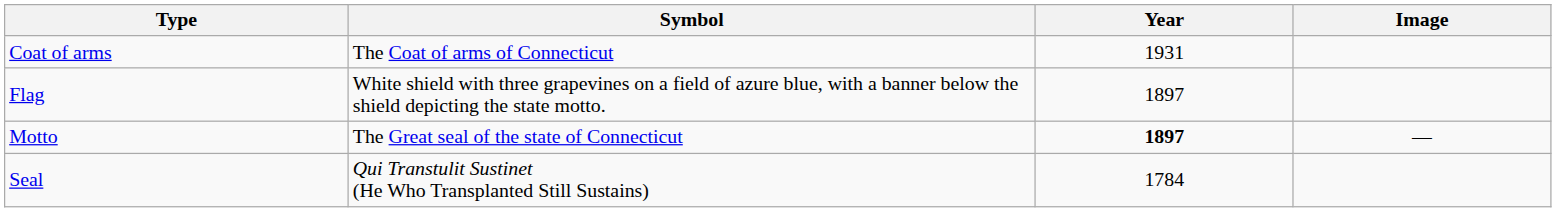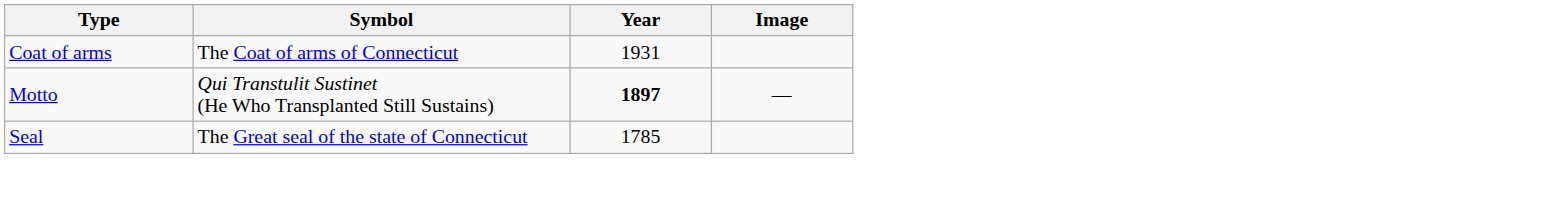- row: (27, 94)
(518, 136) The Great seal of the state of Connecticut -> (346, 94) Qui Transtulit Sustinet (He Who Transplanted Still Sustains)
(501, 179) Qui Transtulit Sustinet (He Who Transplanted Still Sustains) -> (363, 136) The Great seal of the state of Connecticut
(1164, 179) 1784 -> (640, 136) 1785
